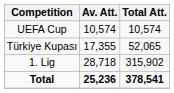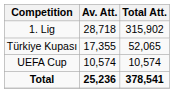rows swapped: (42, 63) <-> (42, 29)
